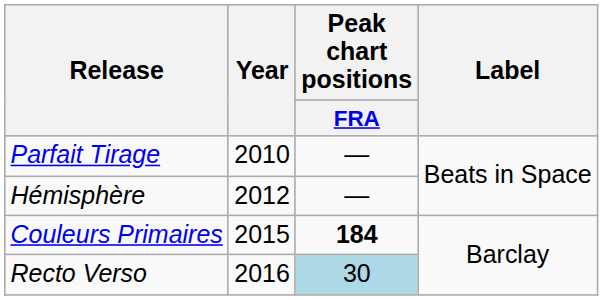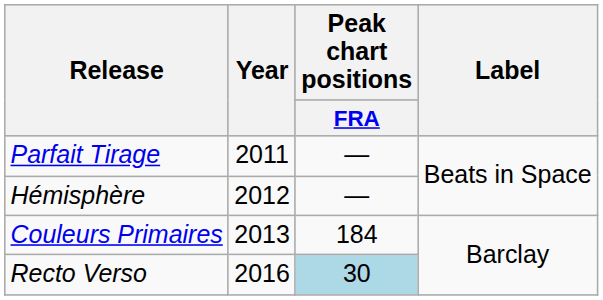(262, 155) 2010 -> (262, 155) 2011
(262, 234) 2015 -> (262, 234) 2013
(357, 234) bold -> (357, 234) normal
